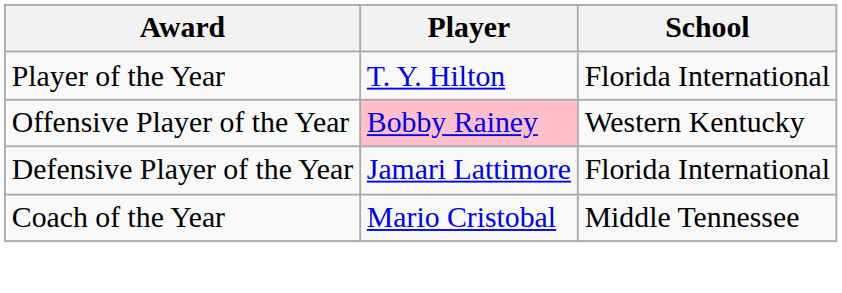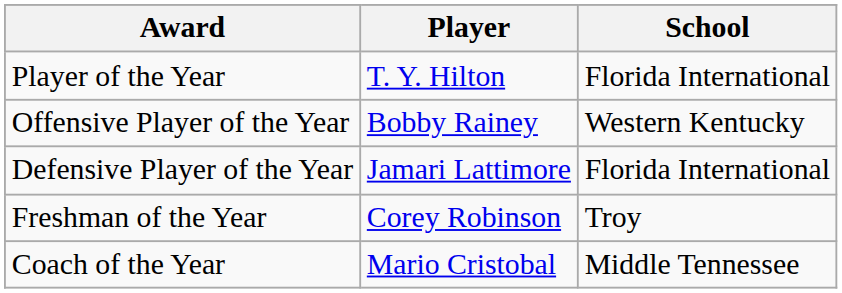(452, 122) pink background -> (452, 122) no background
+ row: (139, 216)
